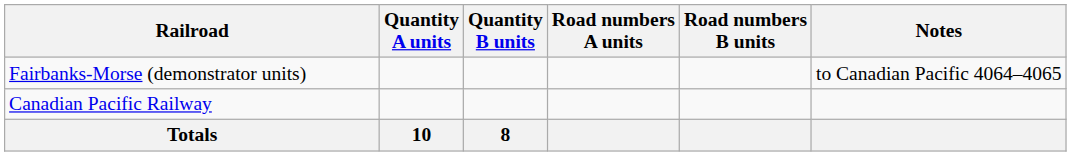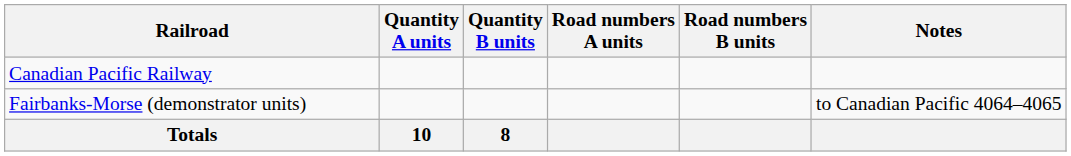rows swapped: (158, 72) <-> (110, 103)
